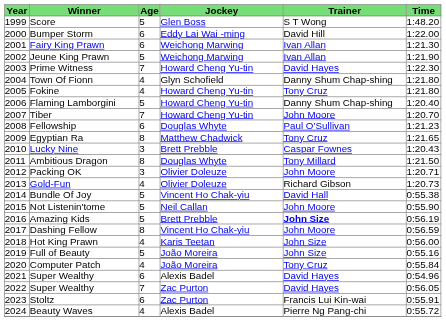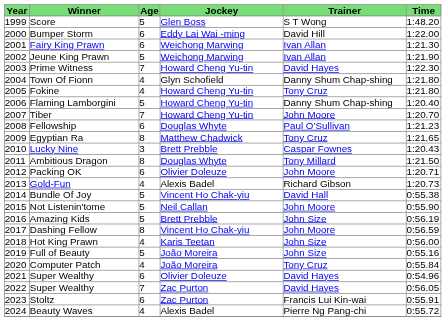(142, 172) 3 -> (142, 172) 6
(194, 184) Olivier Doleuze -> (187, 184) Alexis Badel
(306, 218) bold -> (305, 218) normal
(187, 276) Alexis Badel -> (194, 276) Olivier Doleuze
